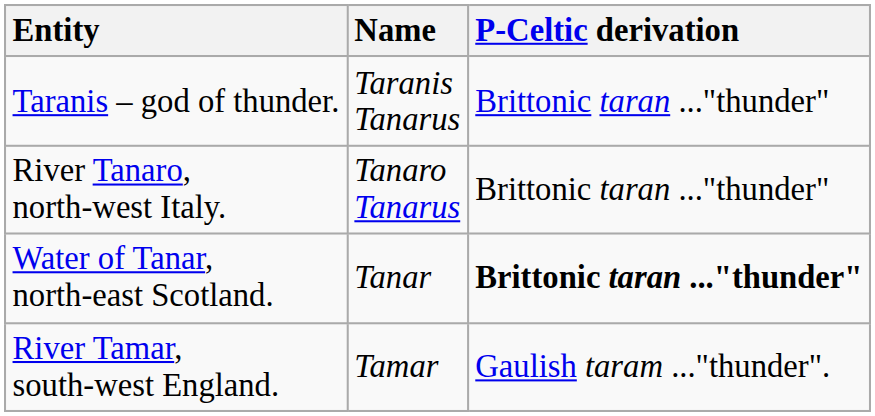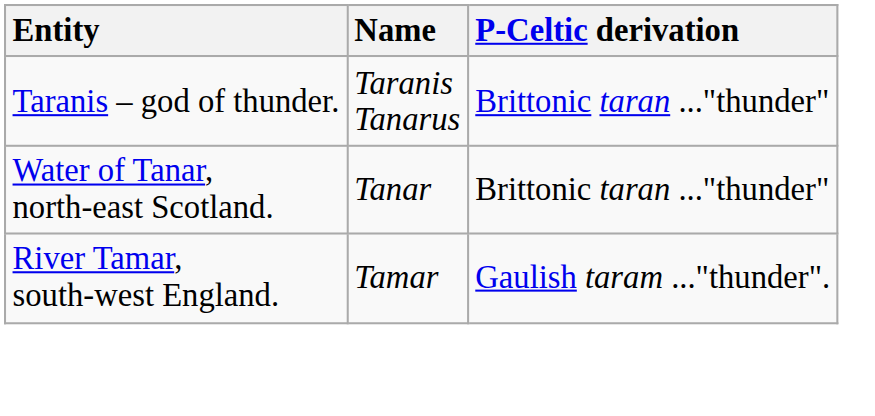- row: (119, 188)
(669, 277) bold -> (652, 188) normal
